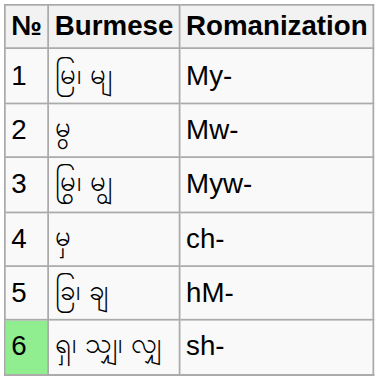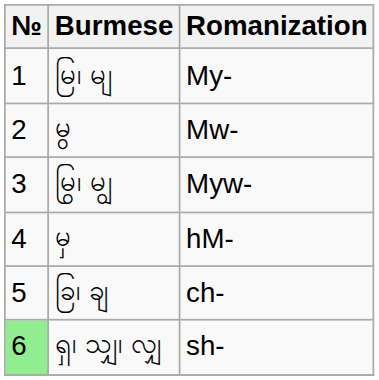(205, 238) ch- -> (210, 238) hM-
(210, 292) hM- -> (205, 292) ch-
